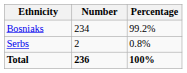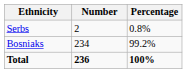rows swapped: (25, 28) <-> (18, 44)
